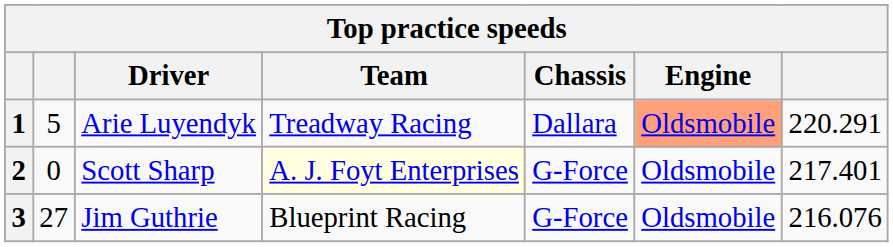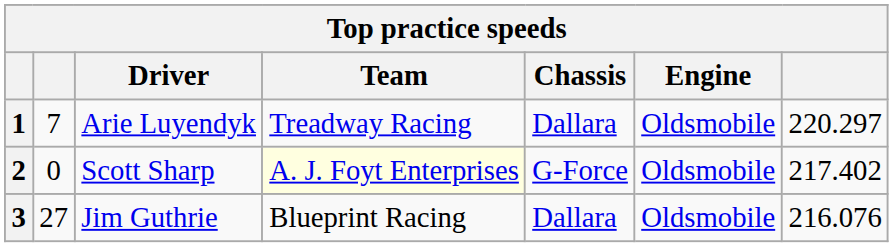(54, 123) 5 -> (54, 123) 7
(708, 123) lightsalmon background -> (708, 123) no background
(835, 123) 220.291 -> (835, 123) 220.297
(835, 170) 217.401 -> (835, 170) 217.402
(580, 217) G-Force -> (574, 217) Dallara
